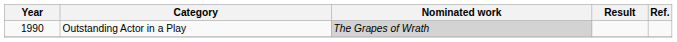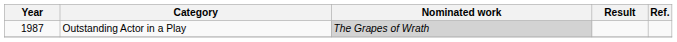(32, 28) 1990 -> (32, 28) 1987
